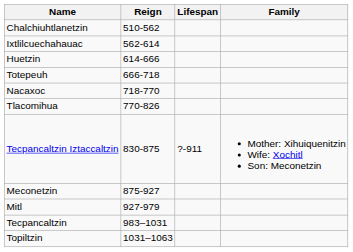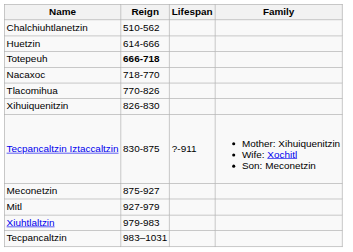- row: (45, 43)
(141, 75) normal -> (141, 59) bold
+ row: (37, 106)
+ row: (31, 223)
- row: (25, 238)
